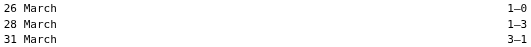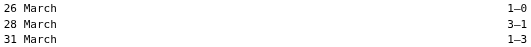(517, 24) 1–3 -> (517, 24) 3–1
(517, 39) 3–1 -> (517, 39) 1–3
